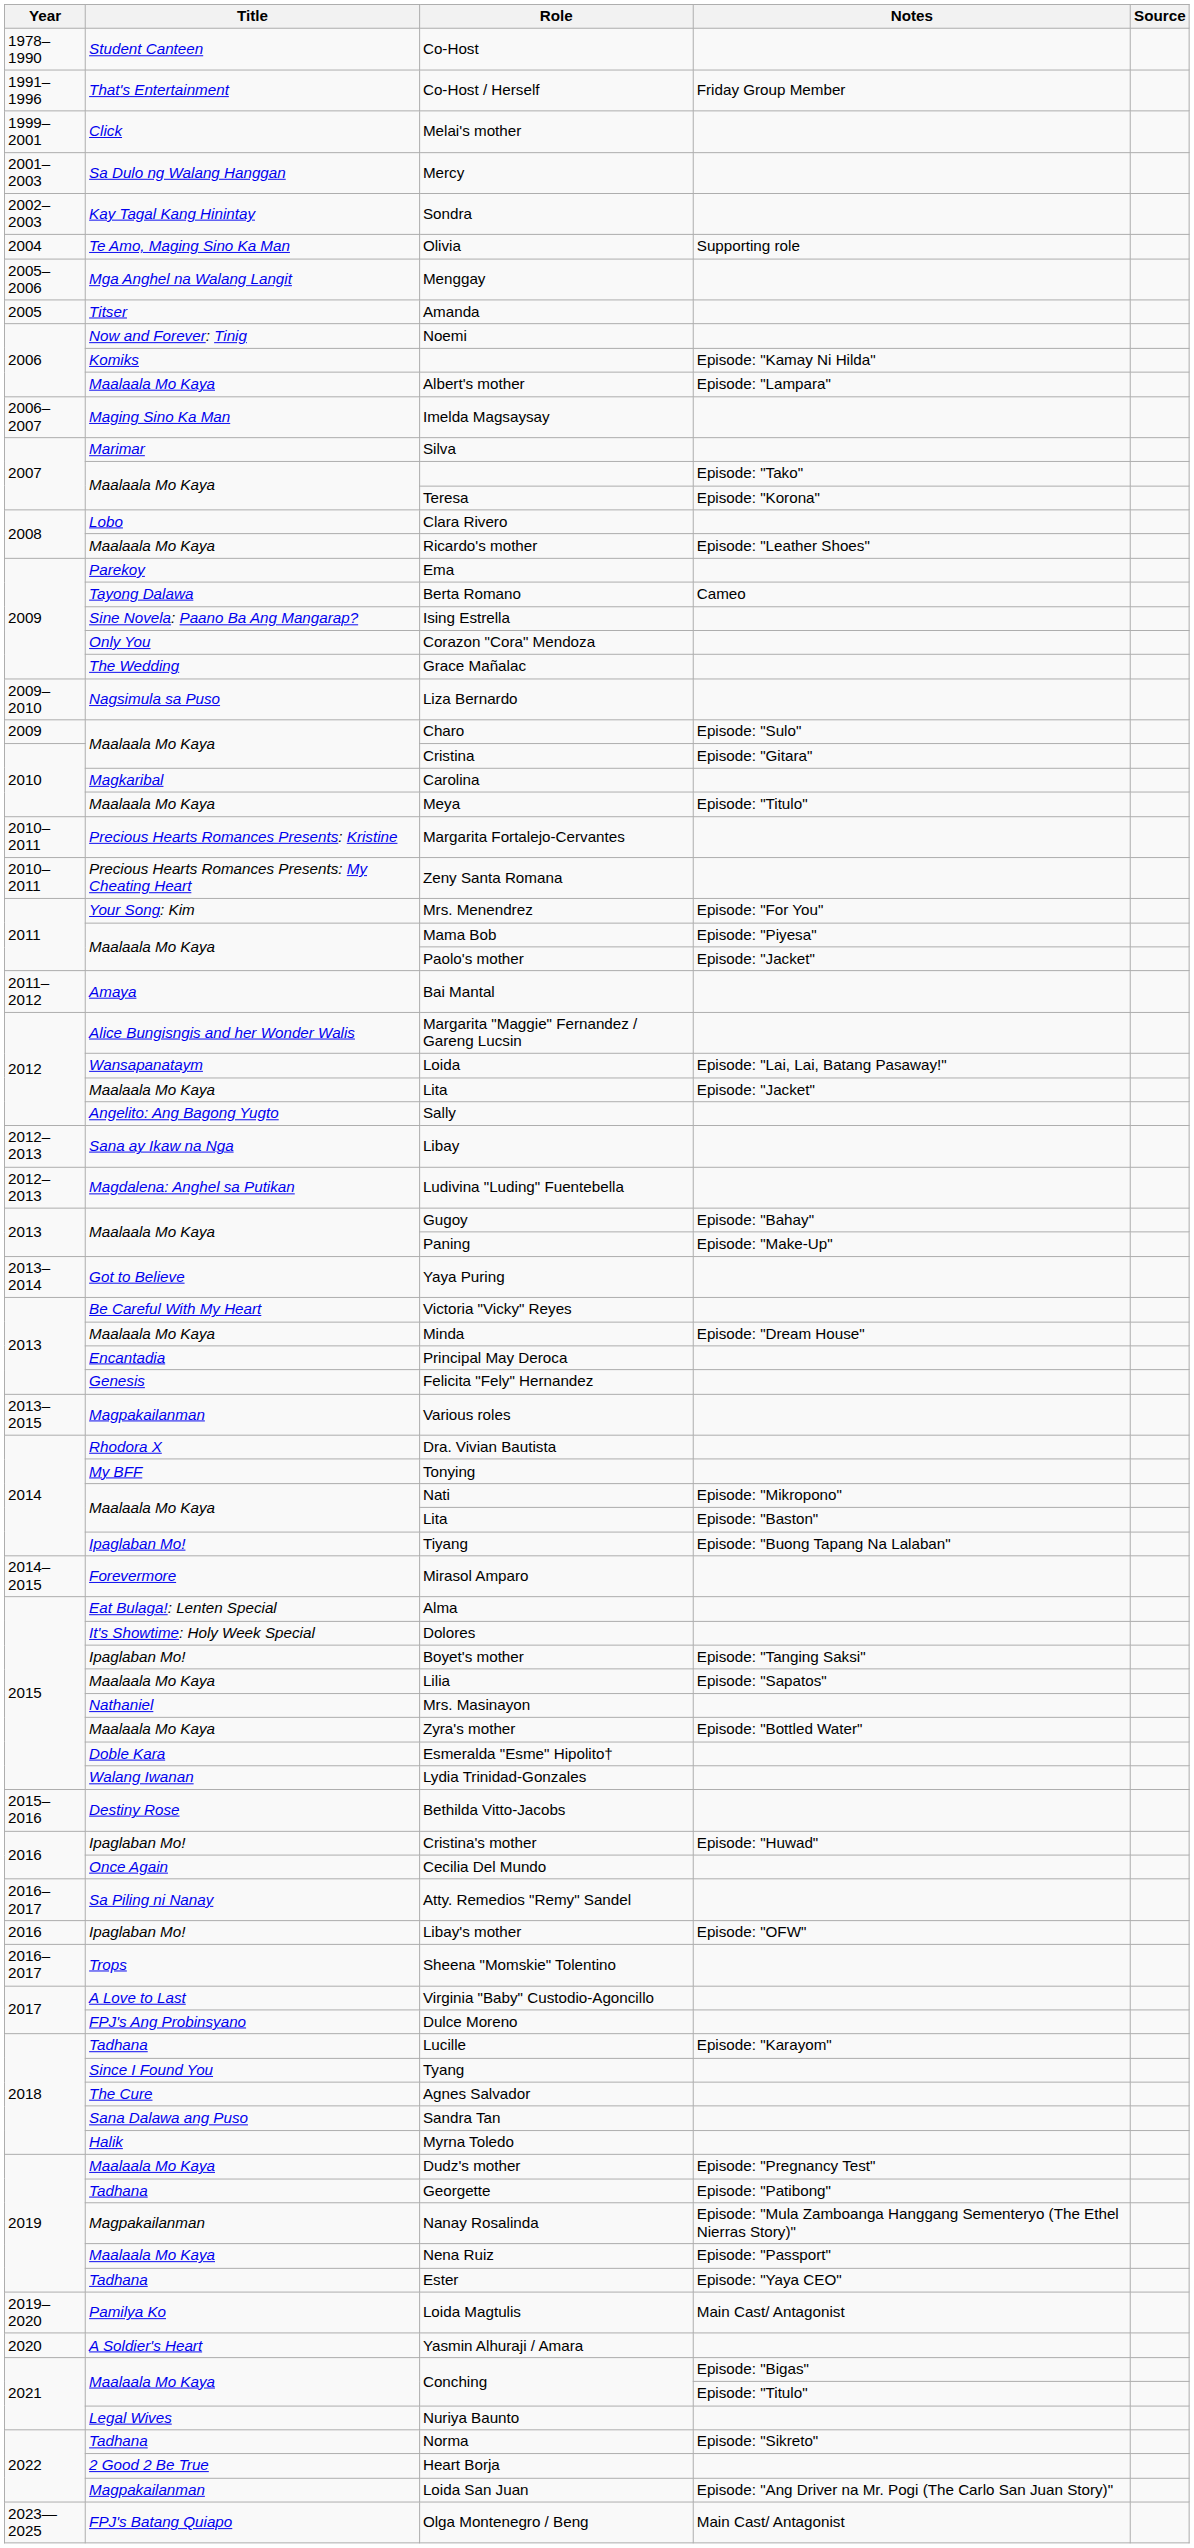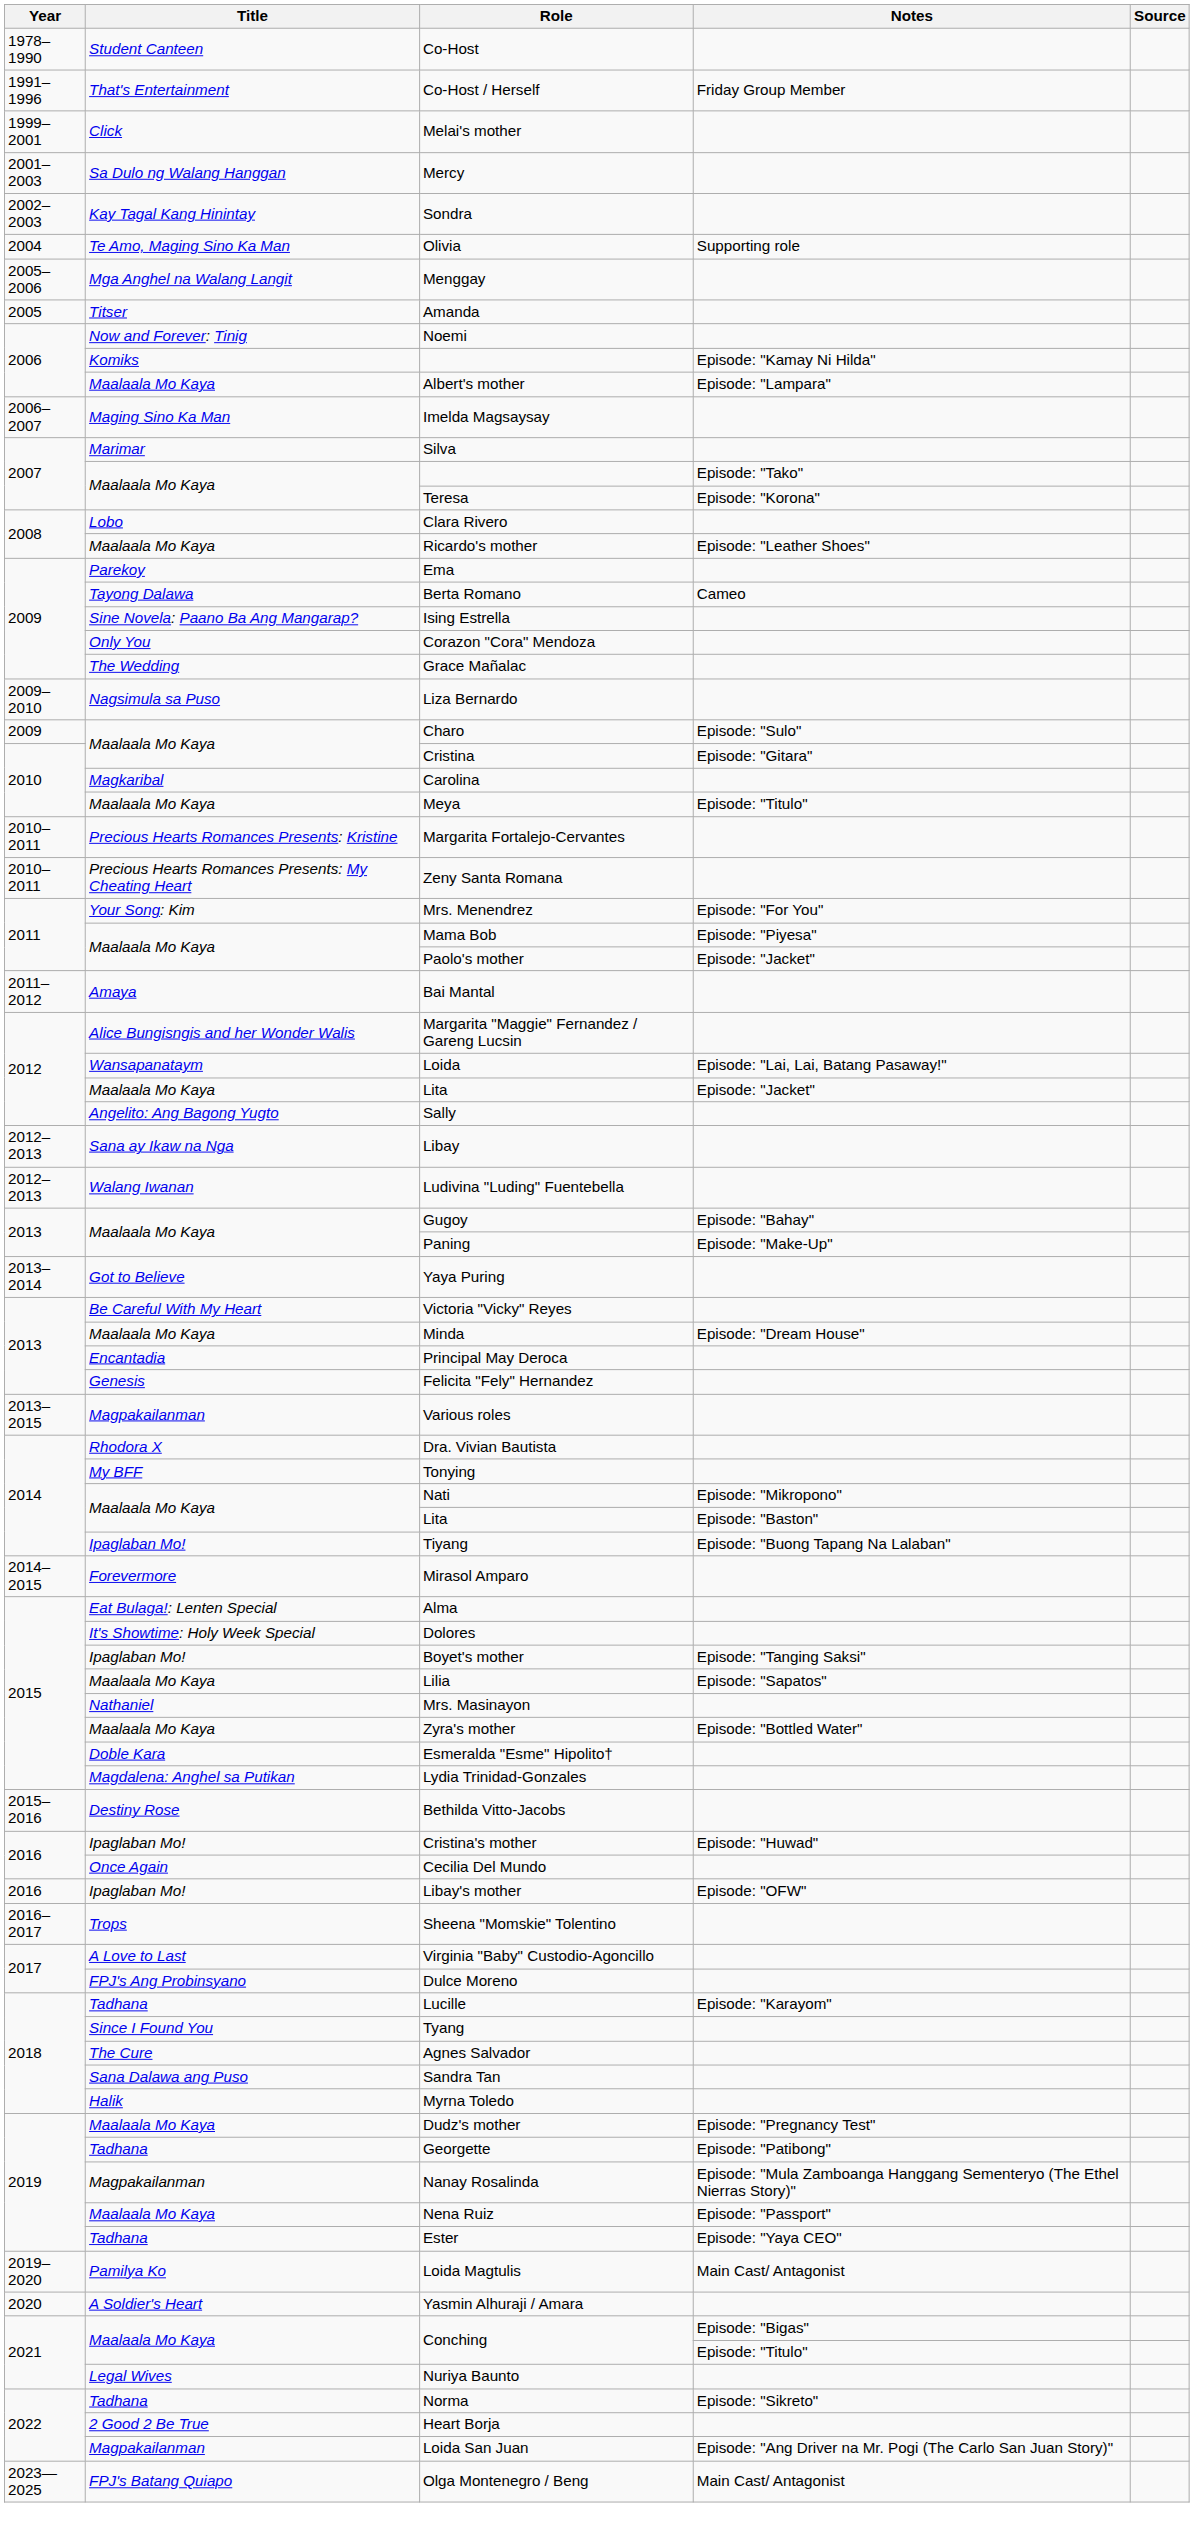(192, 1187) Magdalena: Anghel sa Putikan -> (141, 1187) Walang Iwanan
(141, 1777) Walang Iwanan -> (192, 1777) Magdalena: Anghel sa Putikan
- row: (527, 1899)
